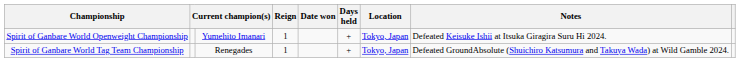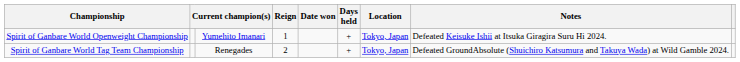(285, 50) 1 -> (285, 50) 2
